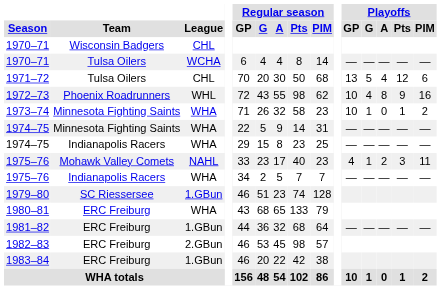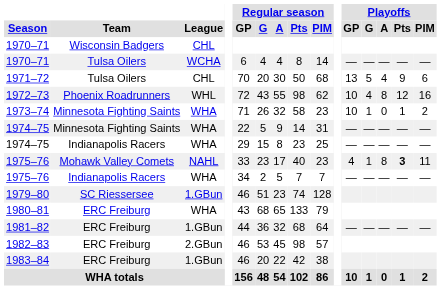(402, 78) 12 -> (402, 78) 9
(402, 95) 9 -> (402, 95) 12
(384, 161) 2 -> (384, 161) 8
(402, 161) normal -> (402, 161) bold
